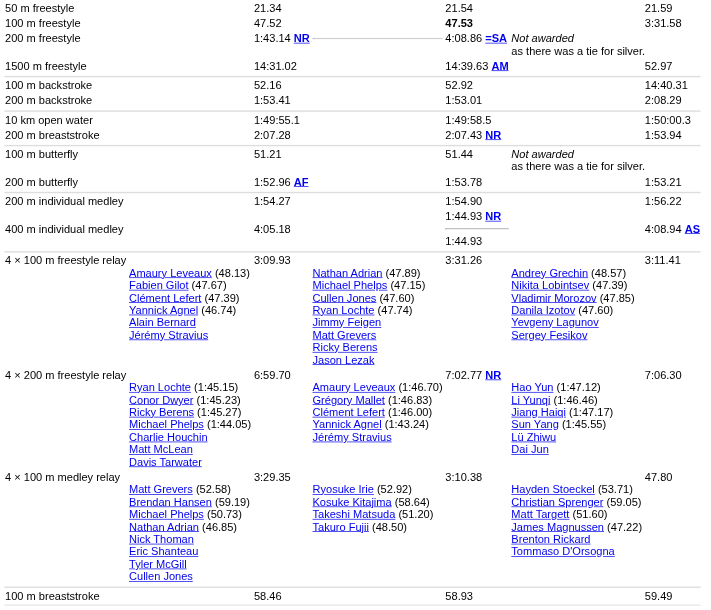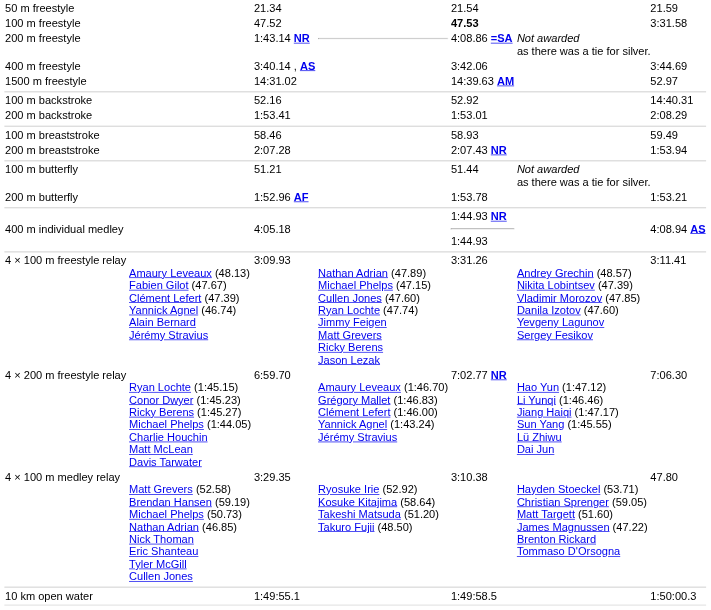+ row: (43, 66)
rows swapped: (52, 596) <-> (49, 120)
- row: (64, 201)
